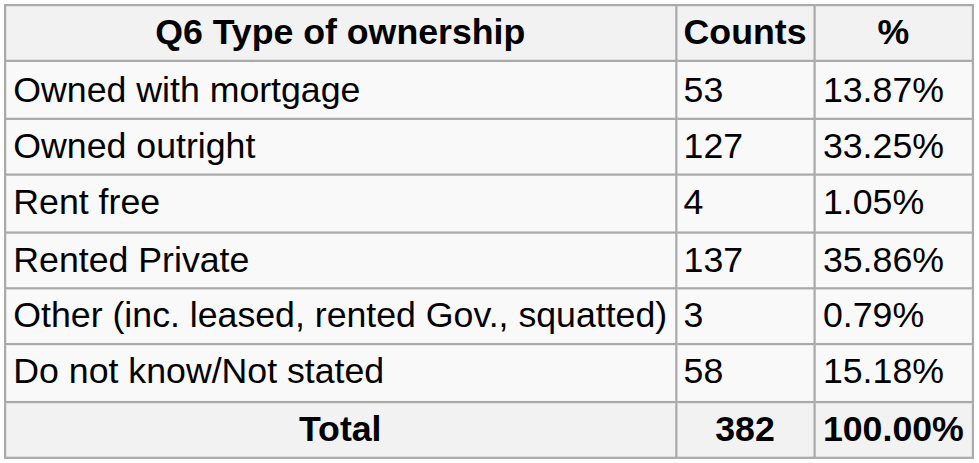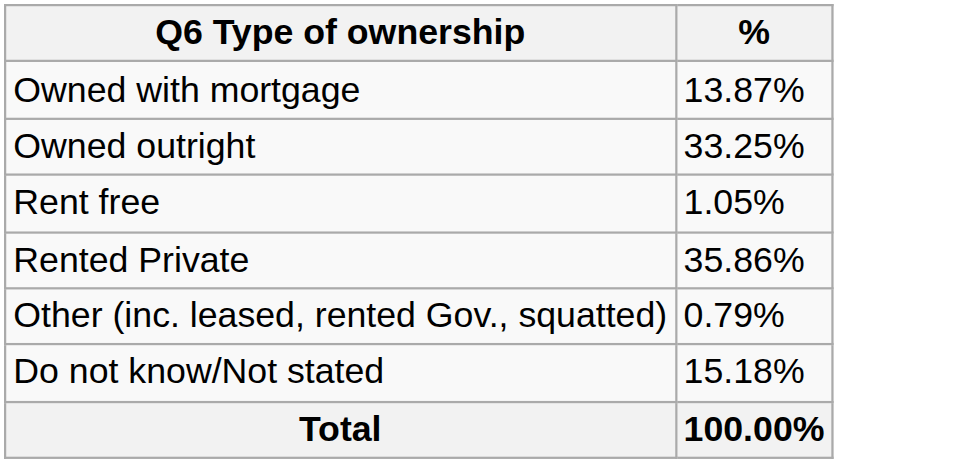- column: (745, 32)
